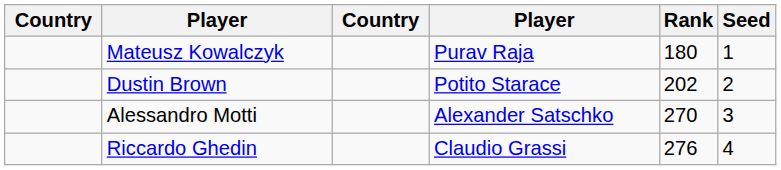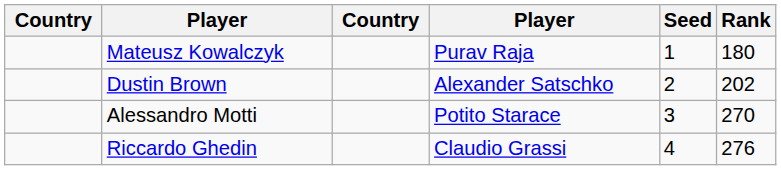columns swapped: (688, 20) <-> (747, 20)
(497, 84) Potito Starace -> (524, 84) Alexander Satschko
(524, 116) Alexander Satschko -> (497, 116) Potito Starace
